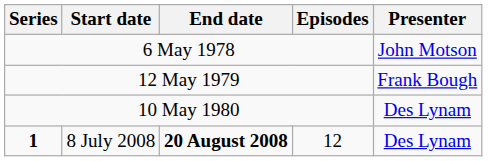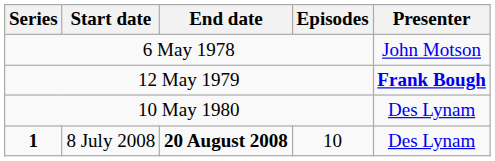(427, 79) normal -> (432, 79) bold
(333, 140) 12 -> (333, 140) 10
